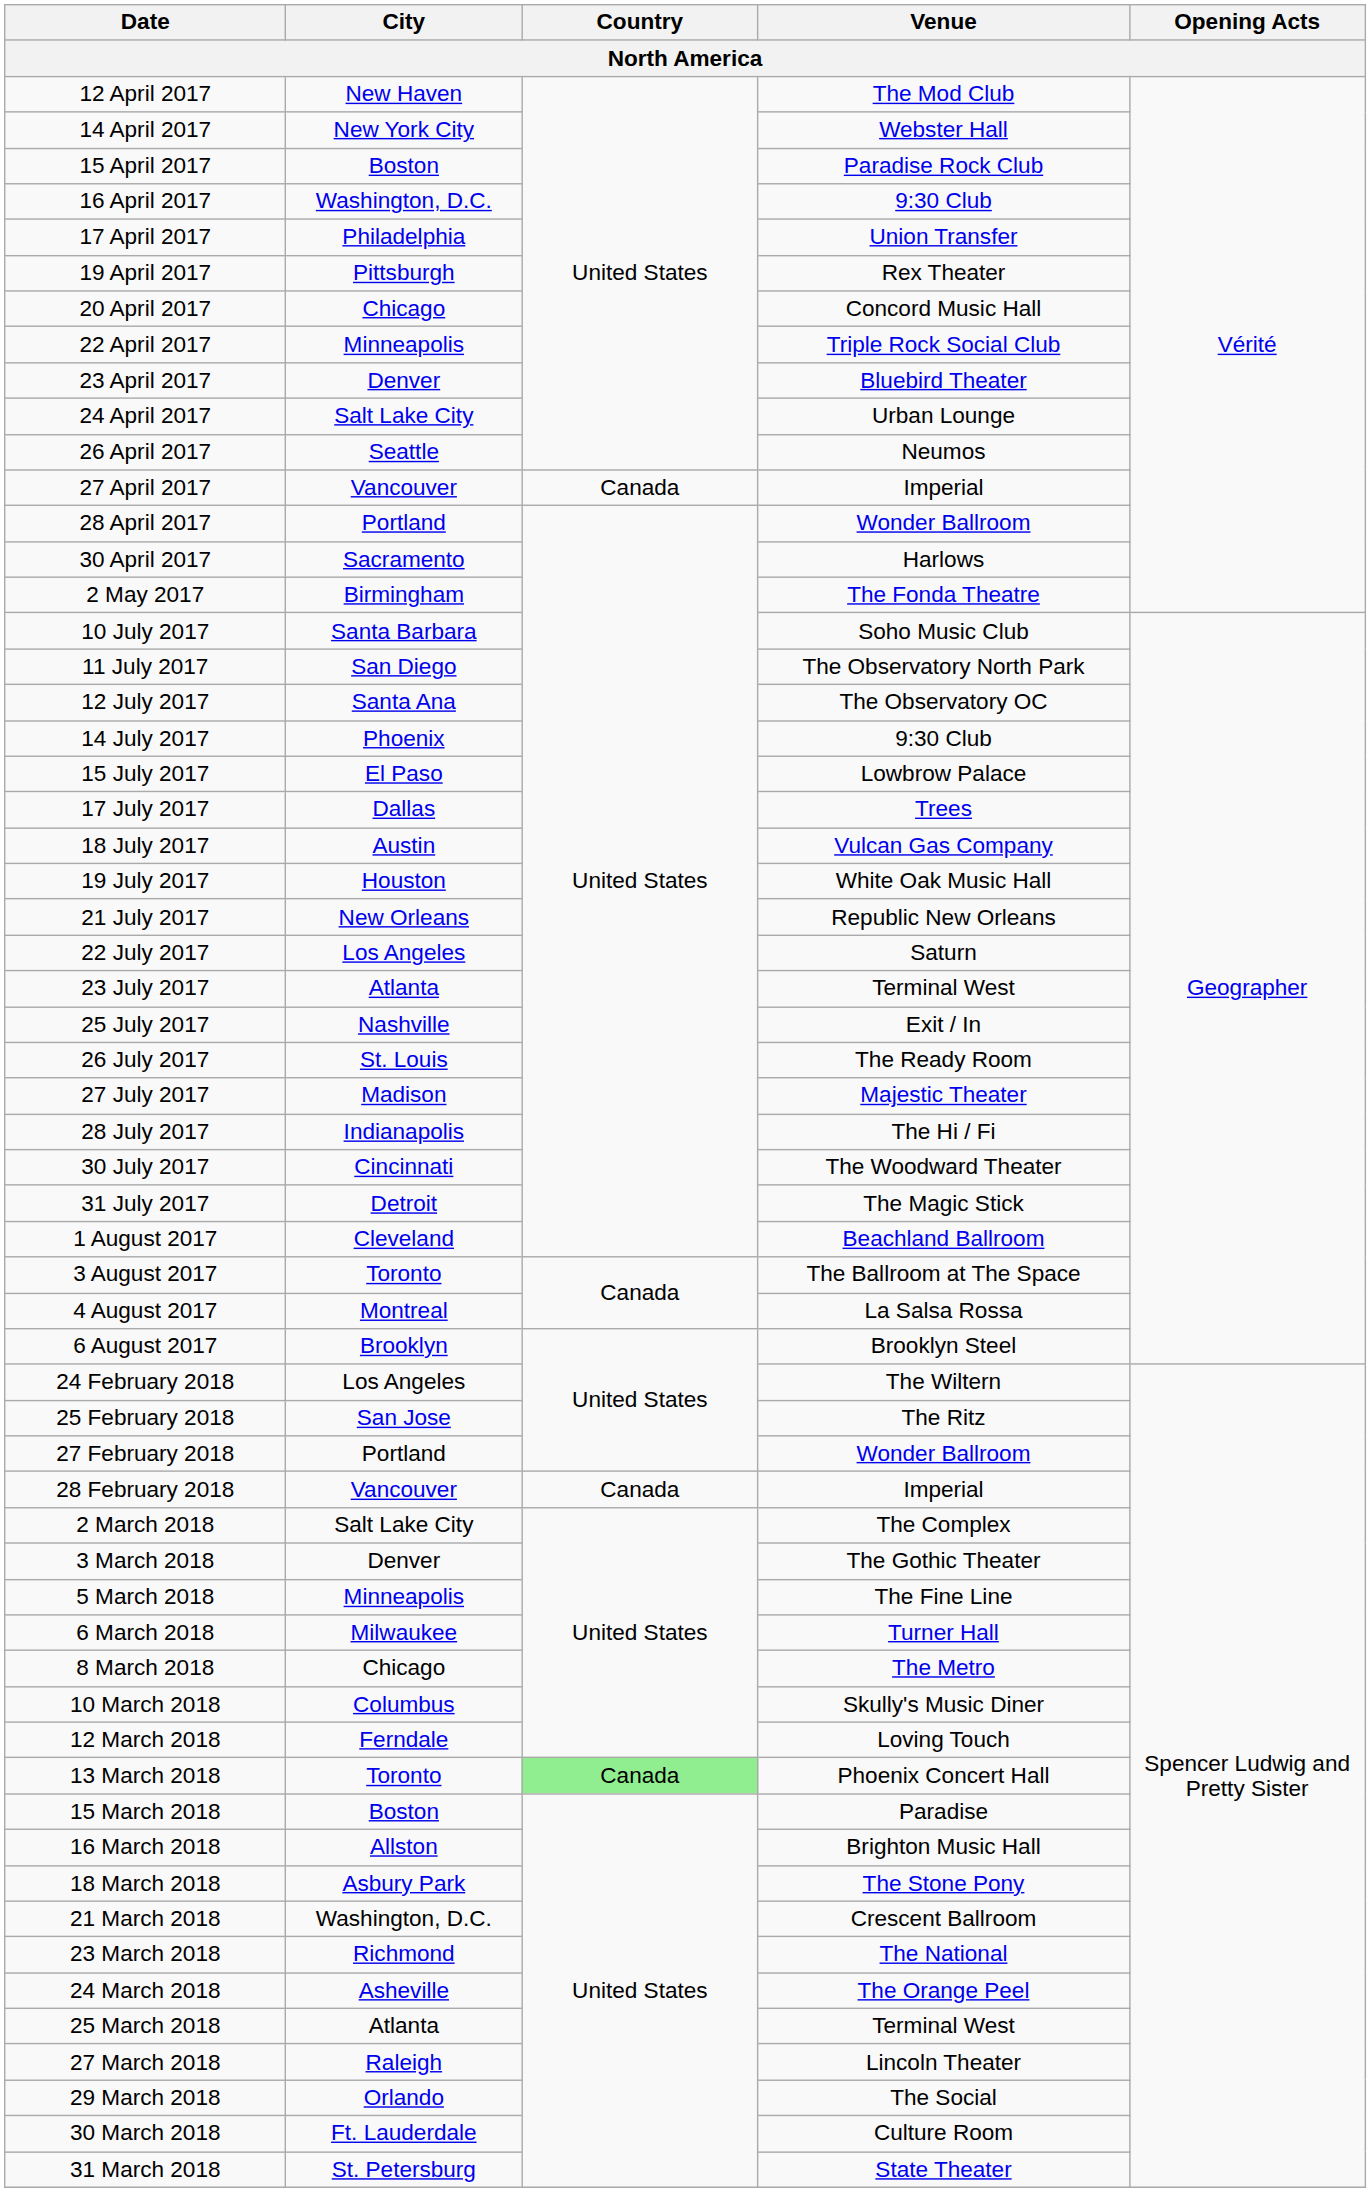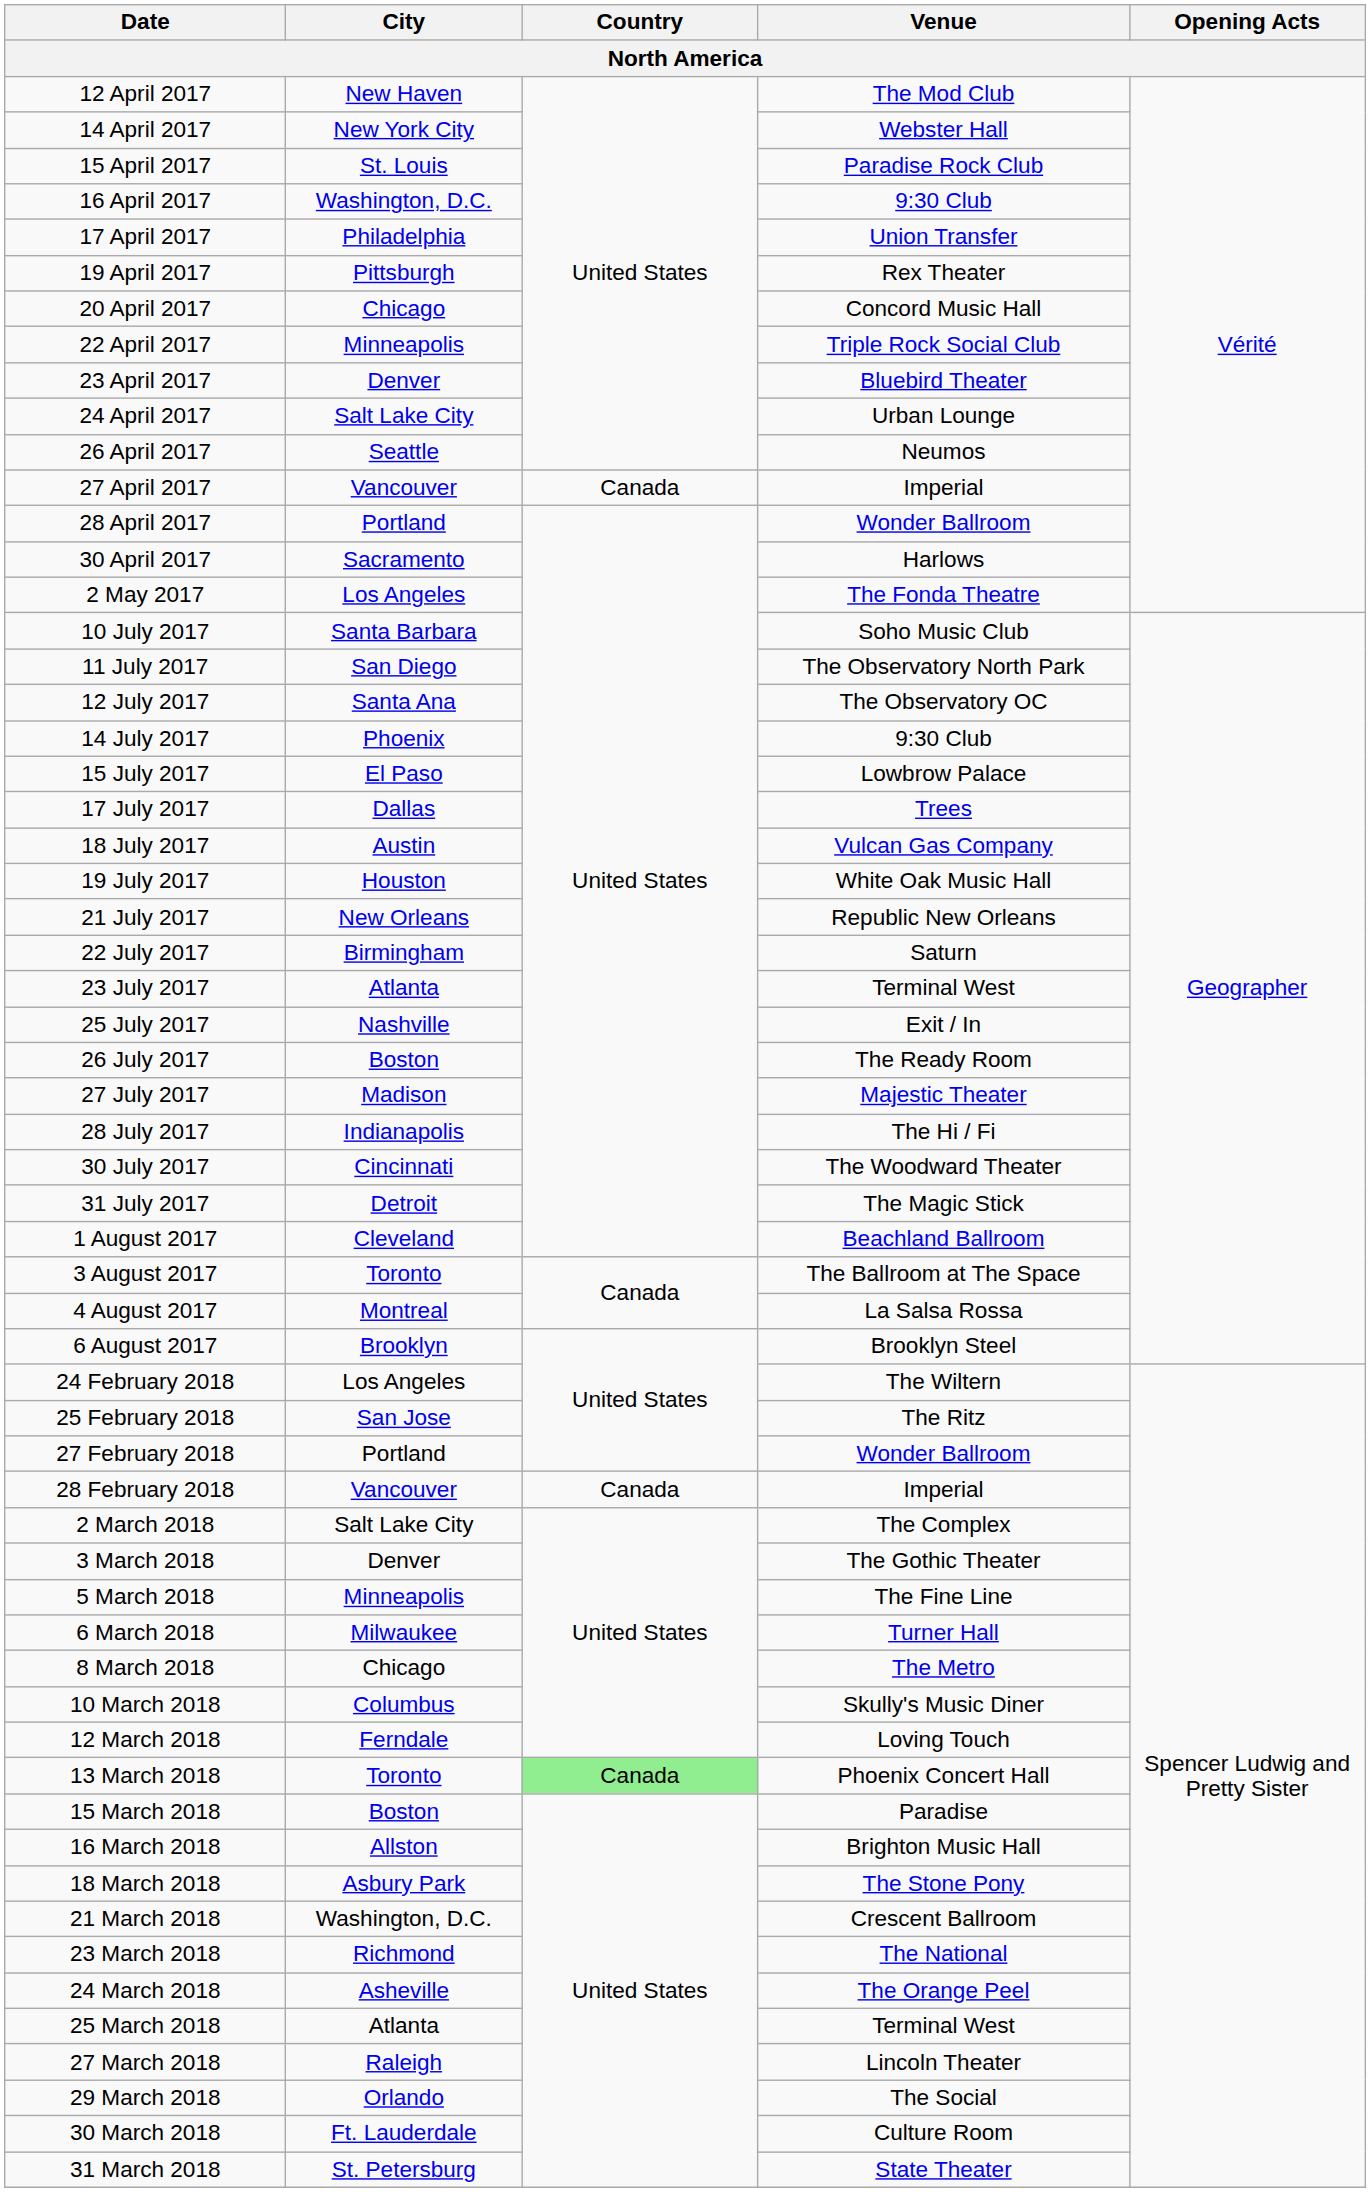(404, 165) Boston -> (404, 165) St. Louis
(404, 594) Birmingham -> (404, 594) Los Angeles
(404, 952) Los Angeles -> (404, 952) Birmingham
(404, 1059) St. Louis -> (404, 1059) Boston
